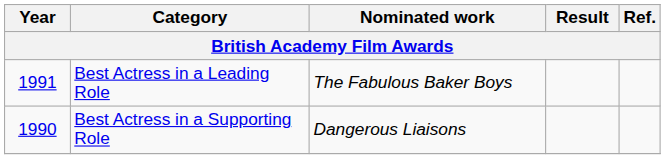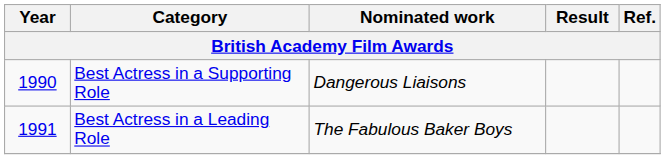rows swapped: (183, 129) <-> (172, 82)
